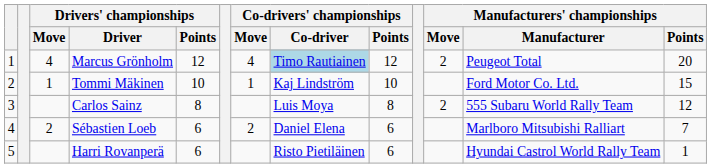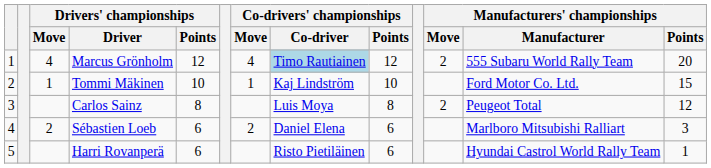(504, 60) Peugeot Total -> (550, 60) 555 Subaru World Rally Team
(550, 106) 555 Subaru World Rally Team -> (504, 106) Peugeot Total
(685, 128) 7 -> (685, 128) 3
